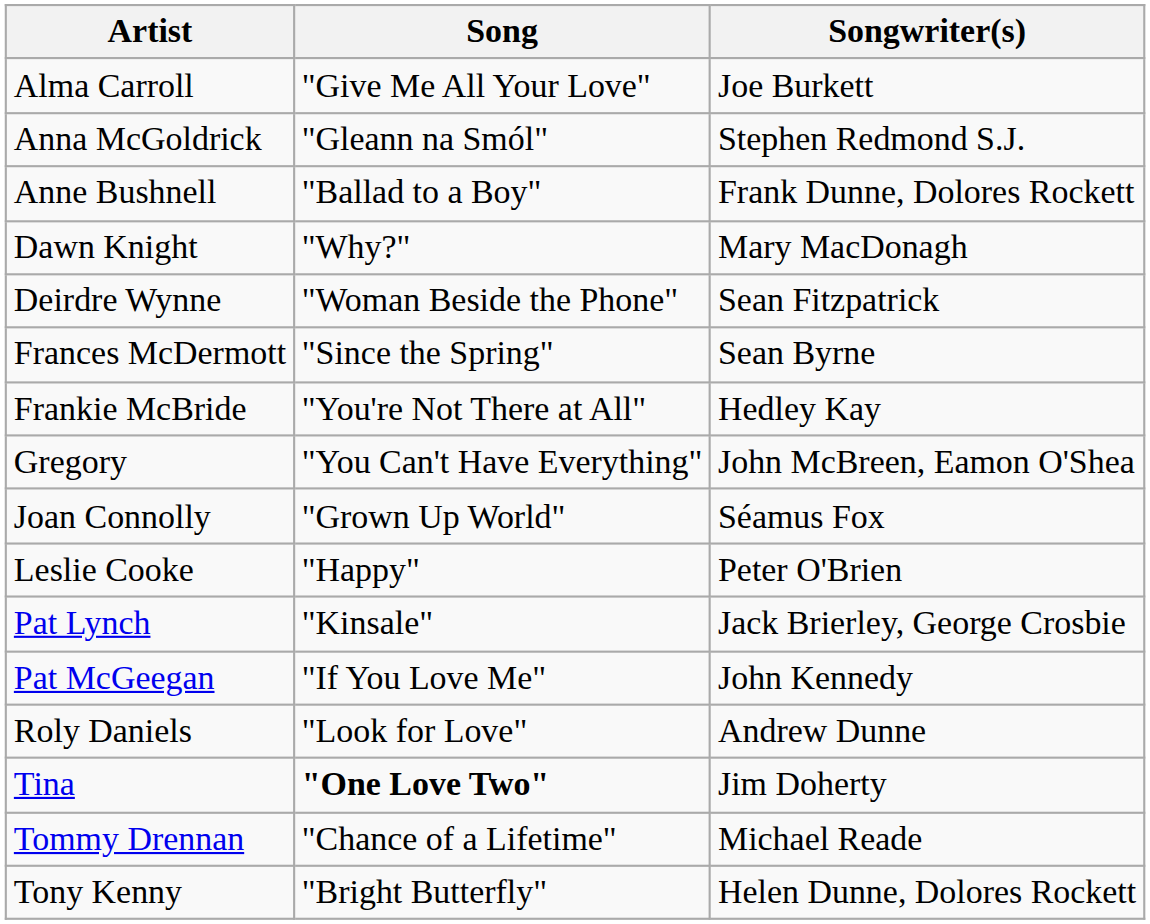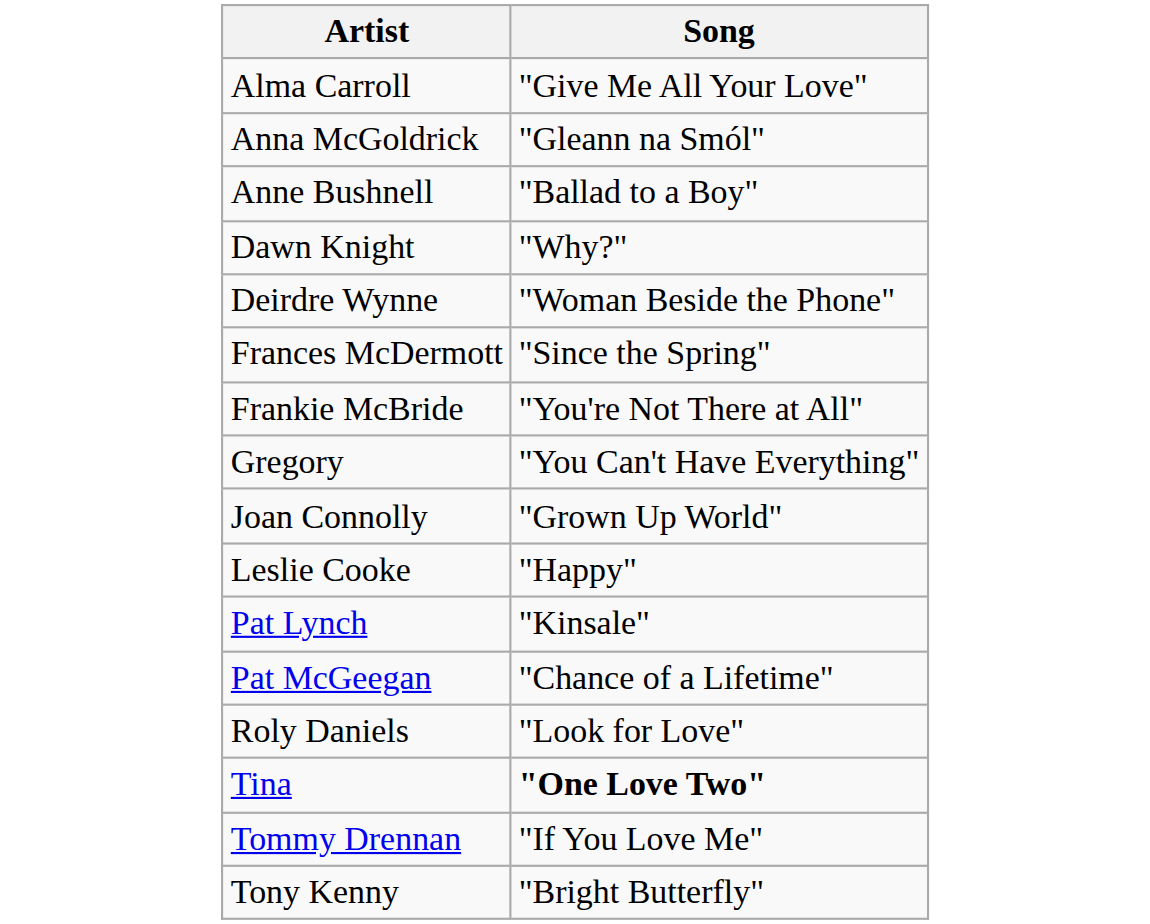- column: (927, 31)
(424, 676) "If You Love Me" -> (676, 676) "Chance of a Lifetime"
(459, 838) "Chance of a Lifetime" -> (641, 838) "If You Love Me"
